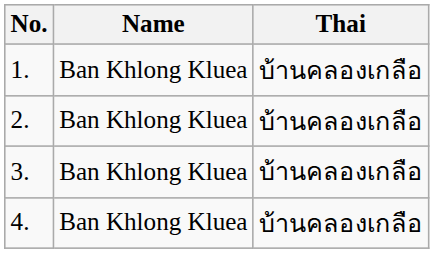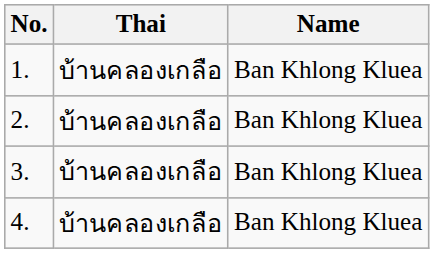columns swapped: (153, 24) <-> (341, 24)
